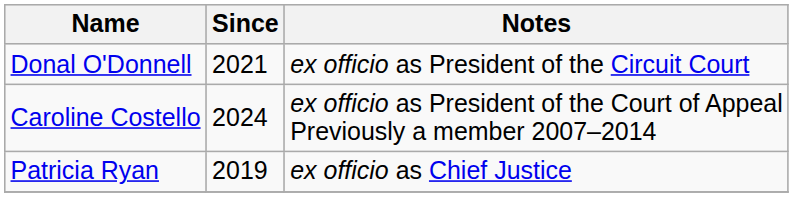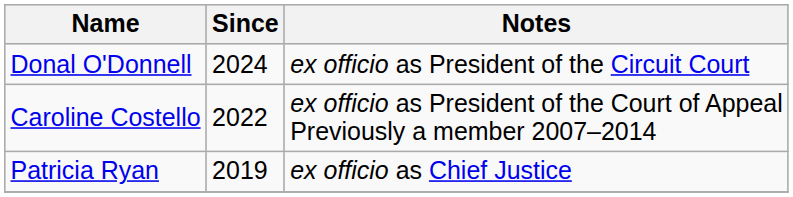(240, 63) 2021 -> (240, 63) 2024
(240, 117) 2024 -> (240, 117) 2022
